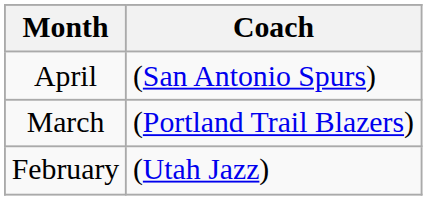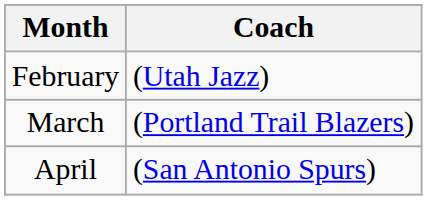rows swapped: (66, 169) <-> (65, 75)
